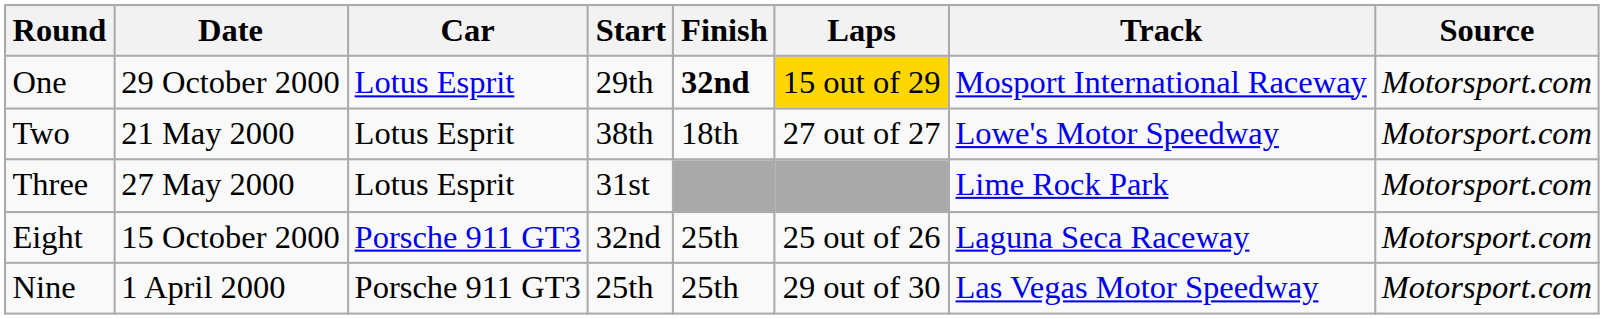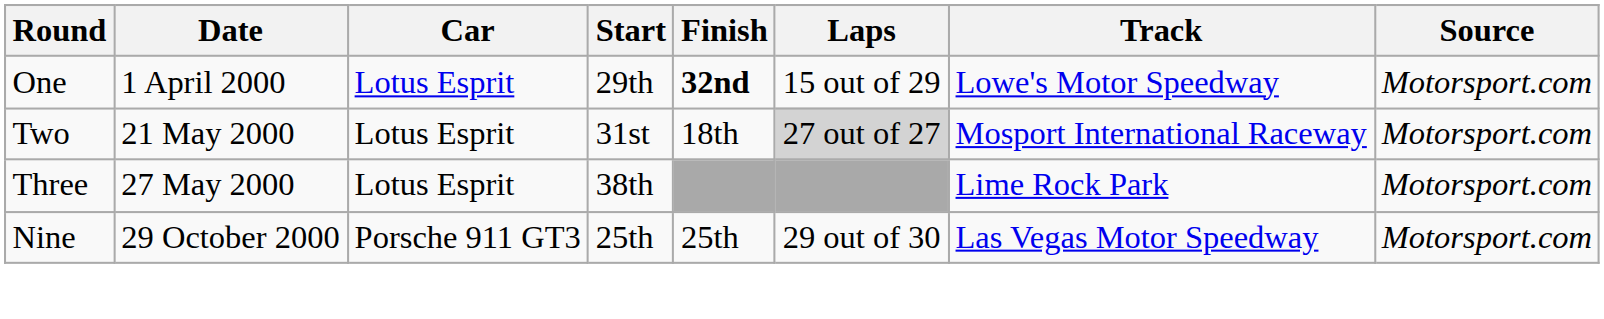(231, 81) 29 October 2000 -> (203, 81) 1 April 2000
(862, 81) gold background -> (862, 81) no background
(1161, 81) Mosport International Raceway -> (1117, 81) Lowe's Motor Speedway
(625, 133) 38th -> (623, 133) 31st
(862, 133) no background -> (862, 133) lightgrey background
(1117, 133) Lowe's Motor Speedway -> (1161, 133) Mosport International Raceway
(623, 184) 31st -> (625, 184) 38th
- row: (48, 236)
(203, 287) 1 April 2000 -> (231, 236) 29 October 2000
